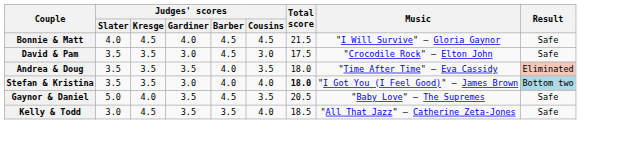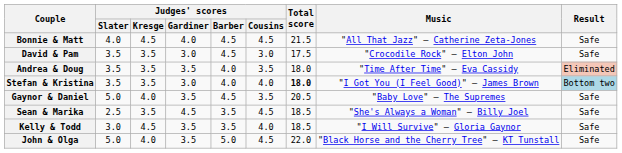(418, 40) "I Will Survive" — Gloria Gaynor -> (439, 40) "All That Jazz" — Catherine Zeta-Jones
+ row: (50, 112)
(418, 112) "All That Jazz" — Catherine Zeta-Jones -> (439, 126) "I Will Survive" — Gloria Gaynor
+ row: (50, 140)
